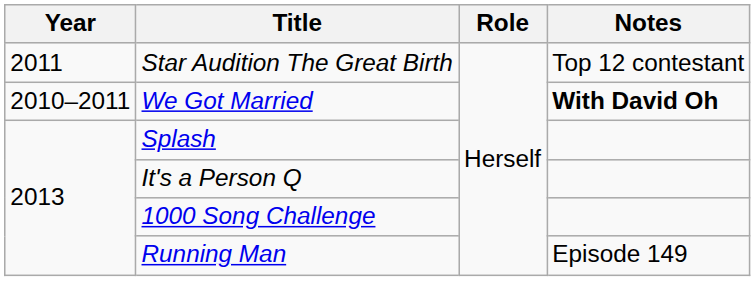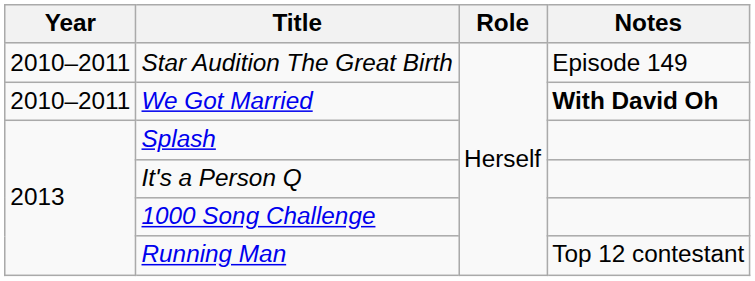(37, 62) 2011 -> (70, 62) 2010–2011
(648, 62) Top 12 contestant -> (620, 62) Episode 149
(620, 255) Episode 149 -> (648, 255) Top 12 contestant
